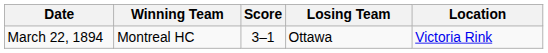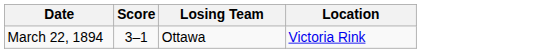- column: (177, 15)
